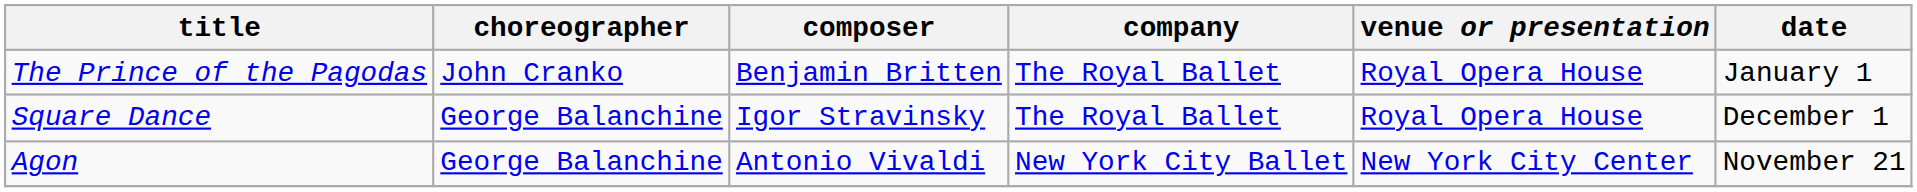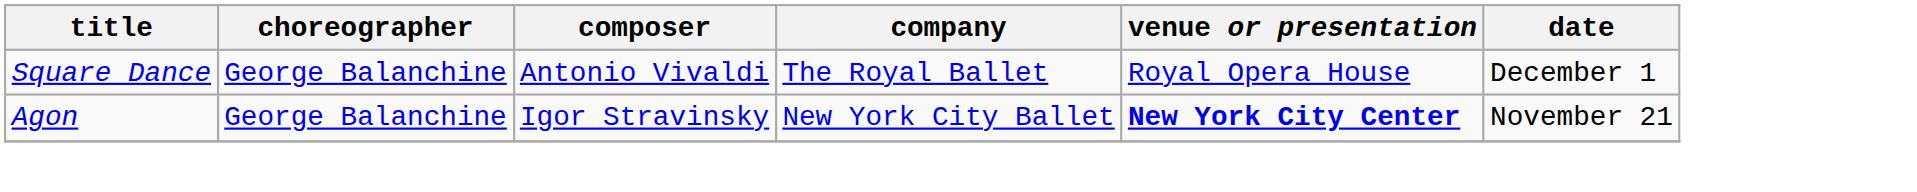- row: (219, 73)
(861, 118) Igor Stravinsky -> (645, 73) Antonio Vivaldi
(861, 163) Antonio Vivaldi -> (645, 118) Igor Stravinsky
(1527, 163) normal -> (1294, 118) bold
